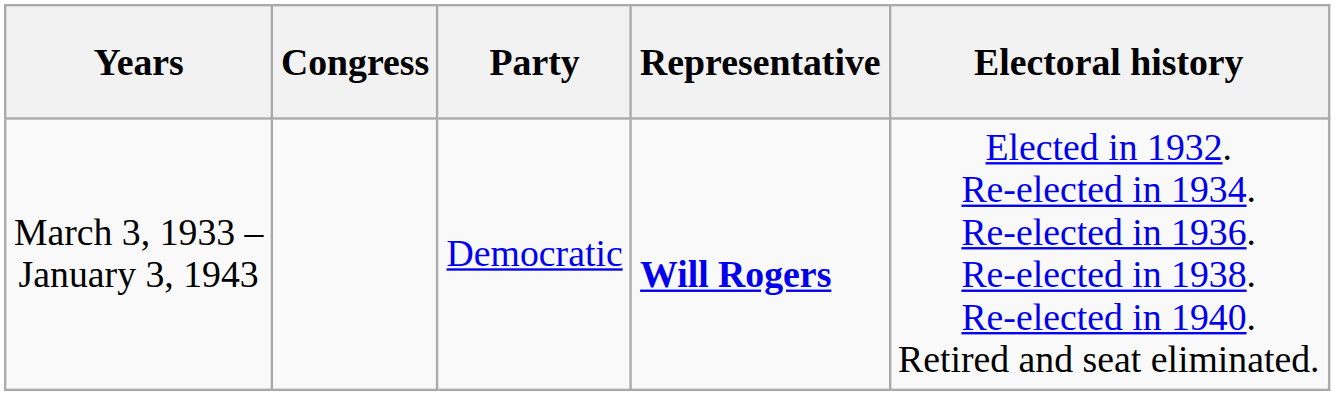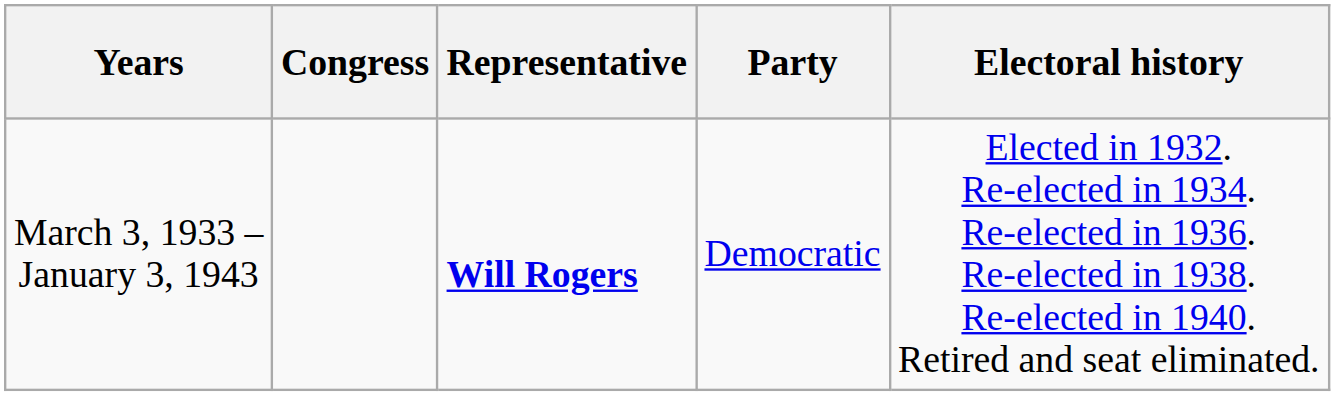columns swapped: (760, 61) <-> (535, 61)
